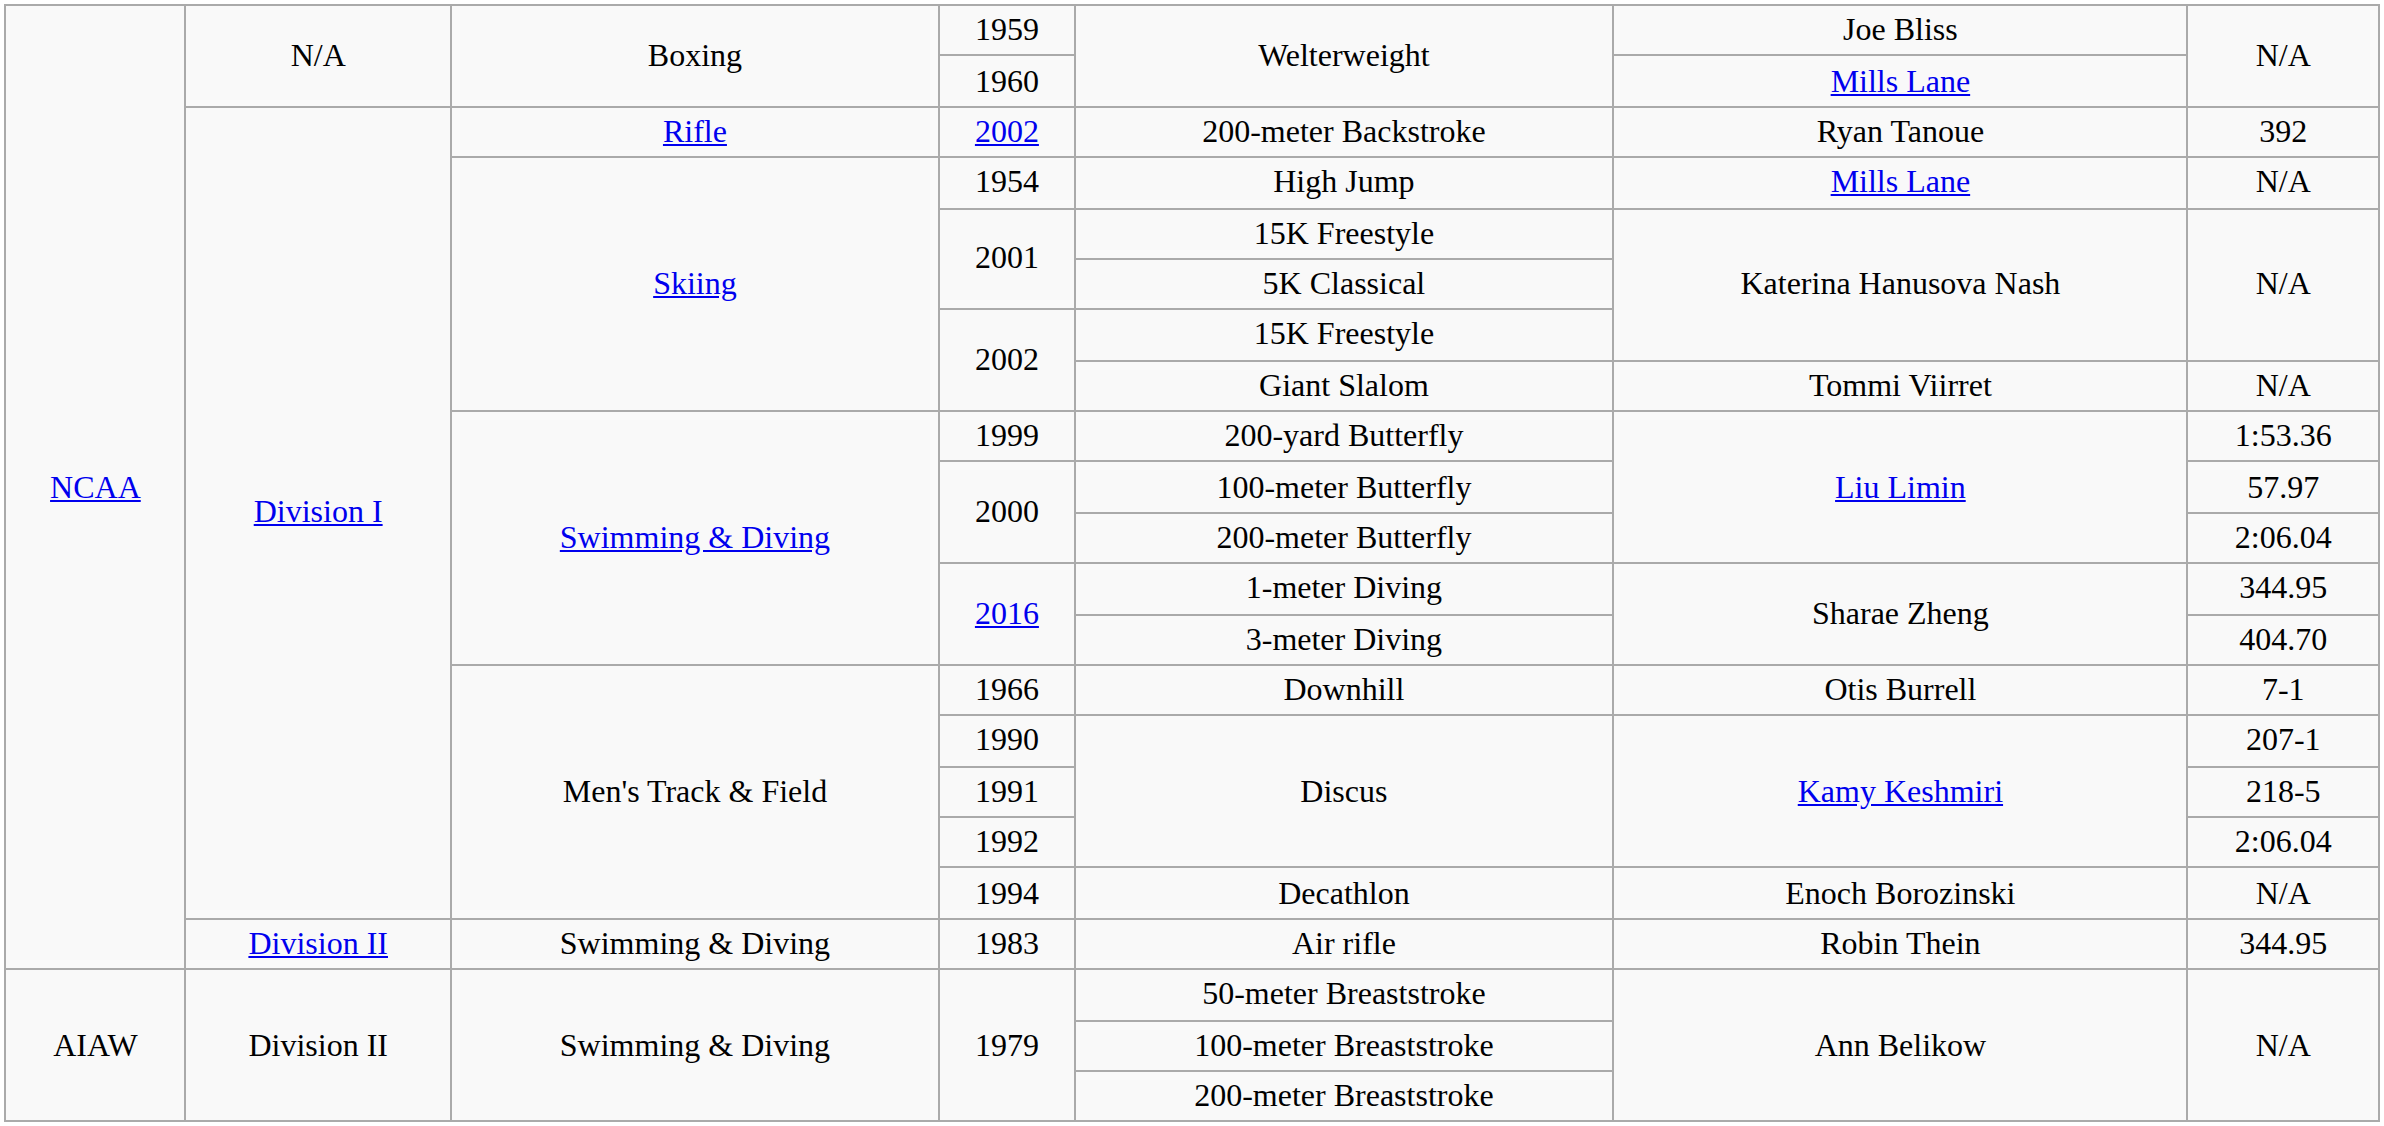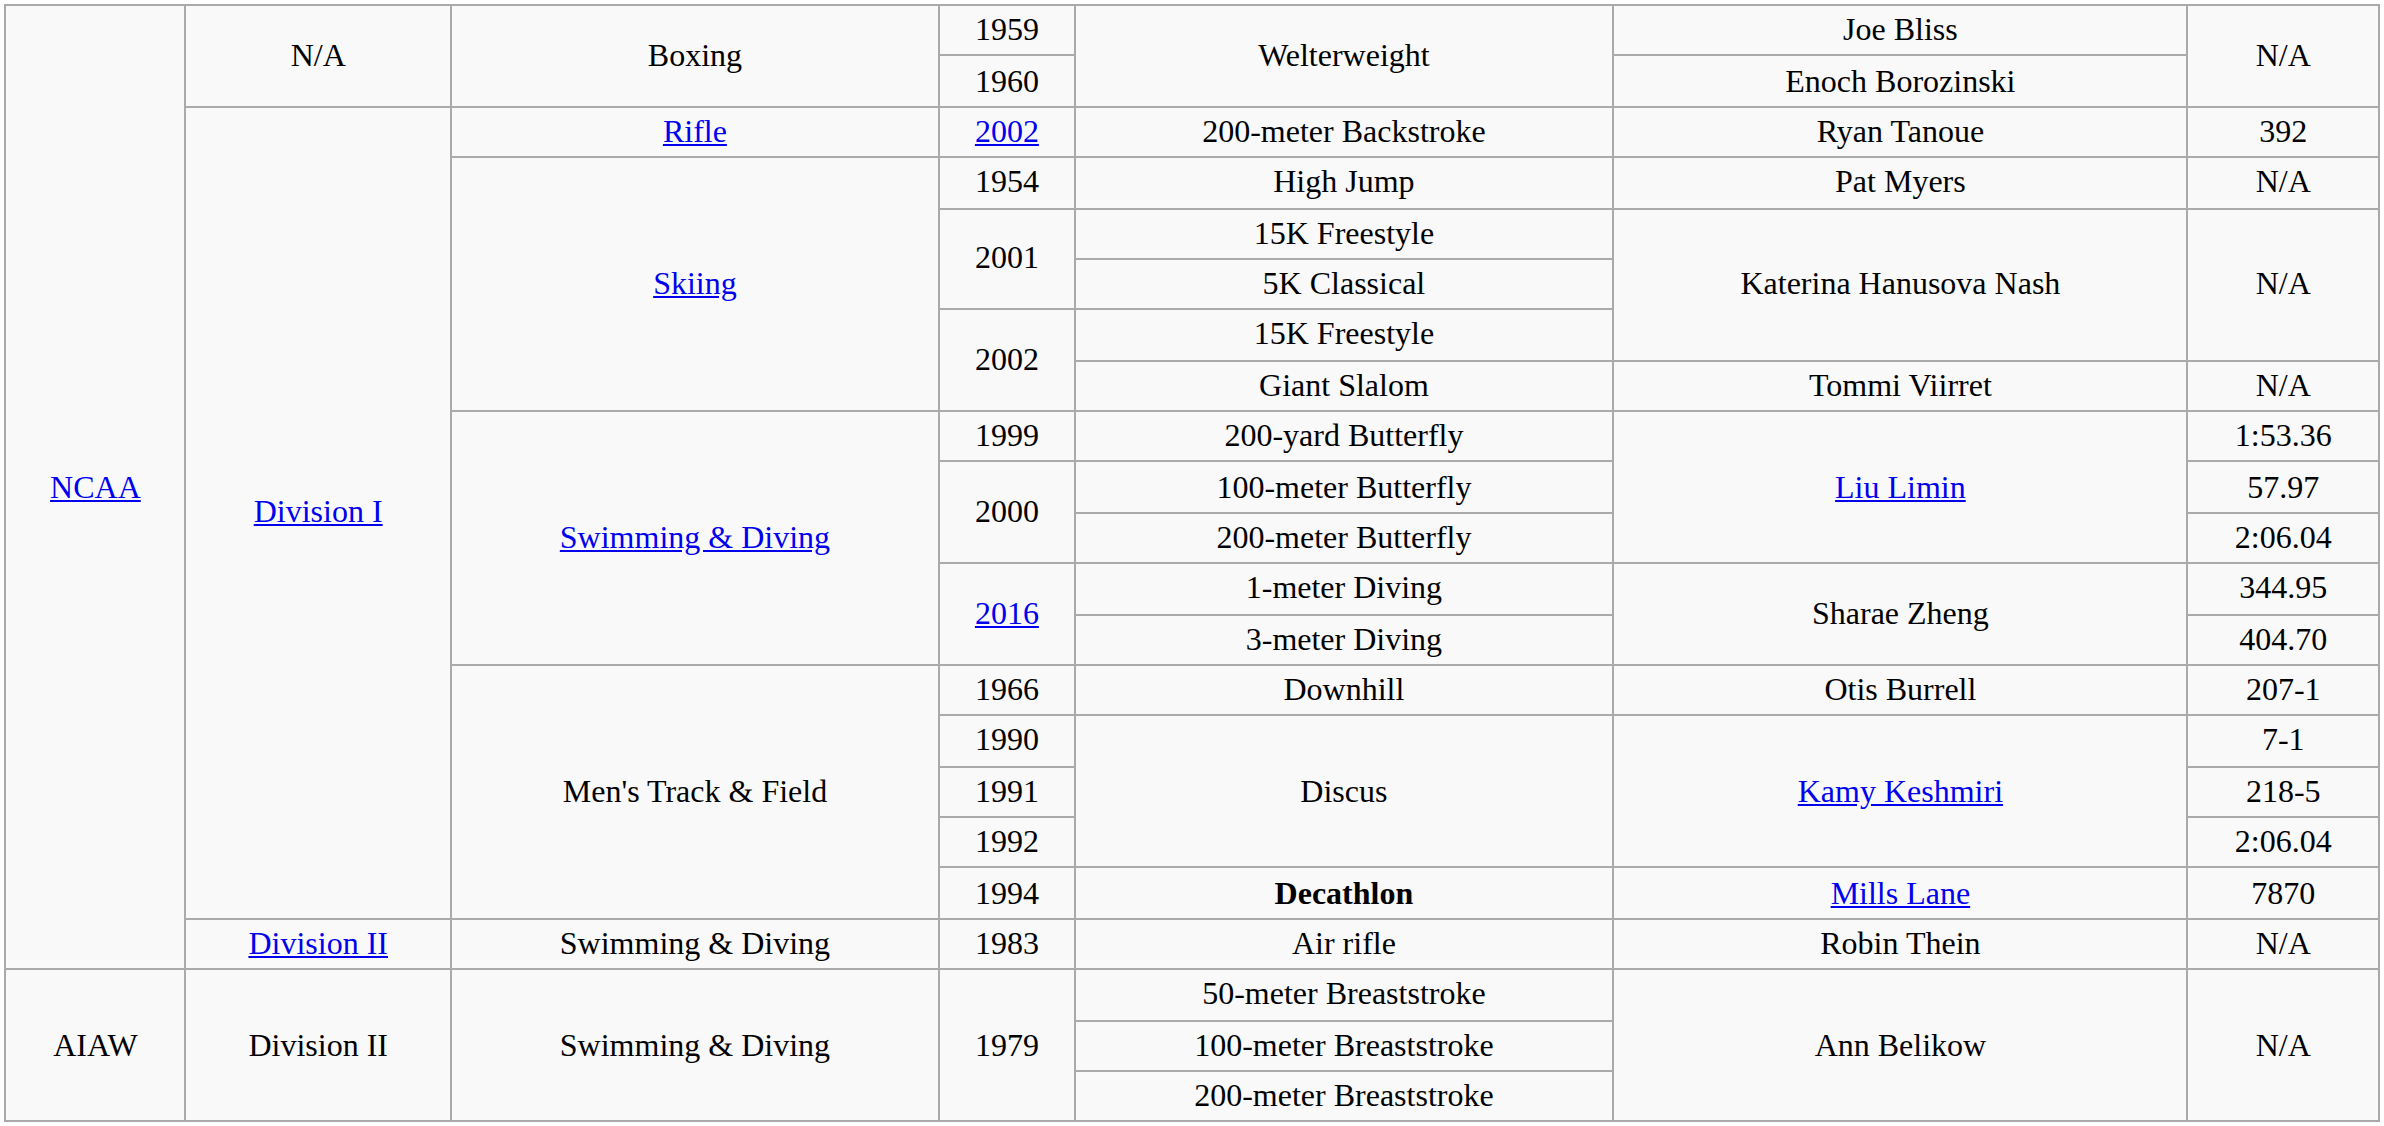(1900, 80) Mills Lane -> (1900, 80) Enoch Borozinski
(1900, 182) Mills Lane -> (1900, 182) Pat Myers
(2283, 689) 7-1 -> (2283, 689) 207-1
(2283, 740) 207-1 -> (2283, 740) 7-1
(1344, 892) normal -> (1344, 892) bold
(1900, 892) Enoch Borozinski -> (1900, 892) Mills Lane
(2283, 892) N/A -> (2283, 892) 7870
(2283, 943) 344.95 -> (2283, 943) N/A
